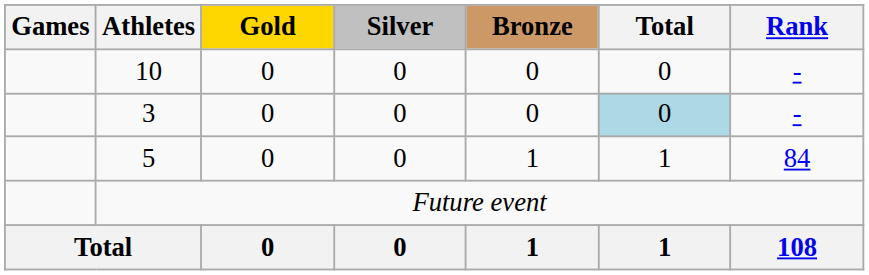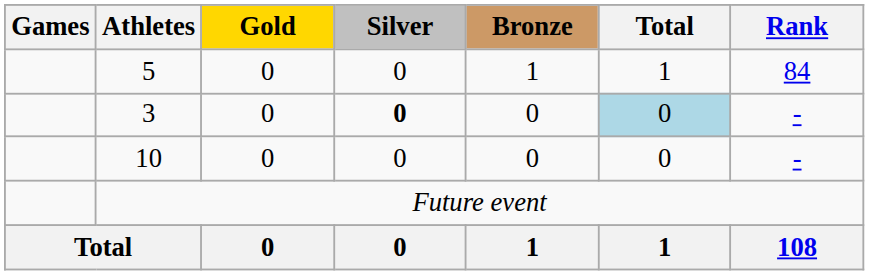rows swapped: (149, 158) <-> (149, 70)
(400, 114) normal -> (400, 114) bold
